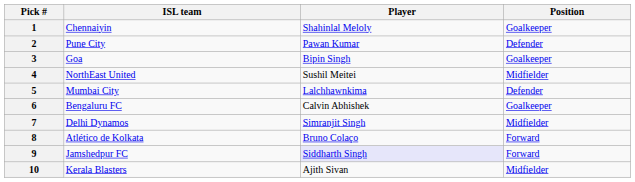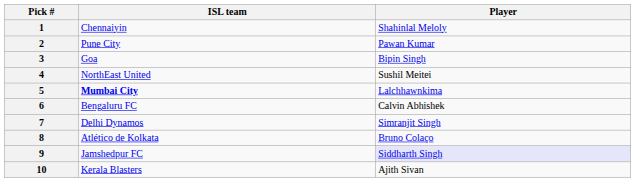- column: (567, 12)
(92, 91) normal -> (109, 91) bold
